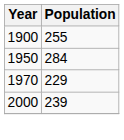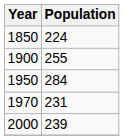+ row: (23, 37)
(56, 80) 229 -> (56, 102) 231
